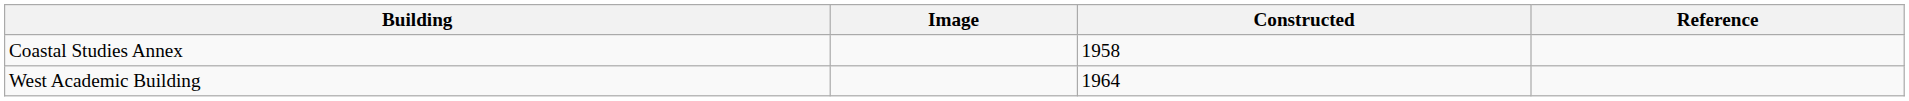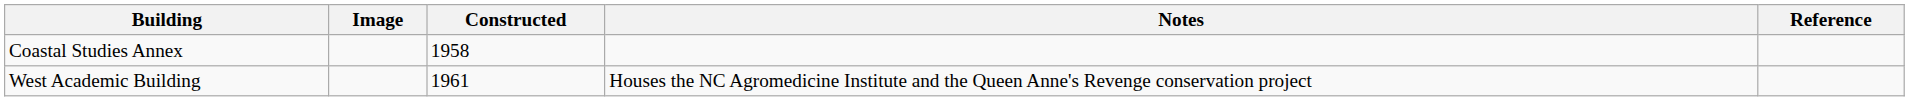+ column: (1181, 19)
(1101, 80) 1964 -> (450, 80) 1961
